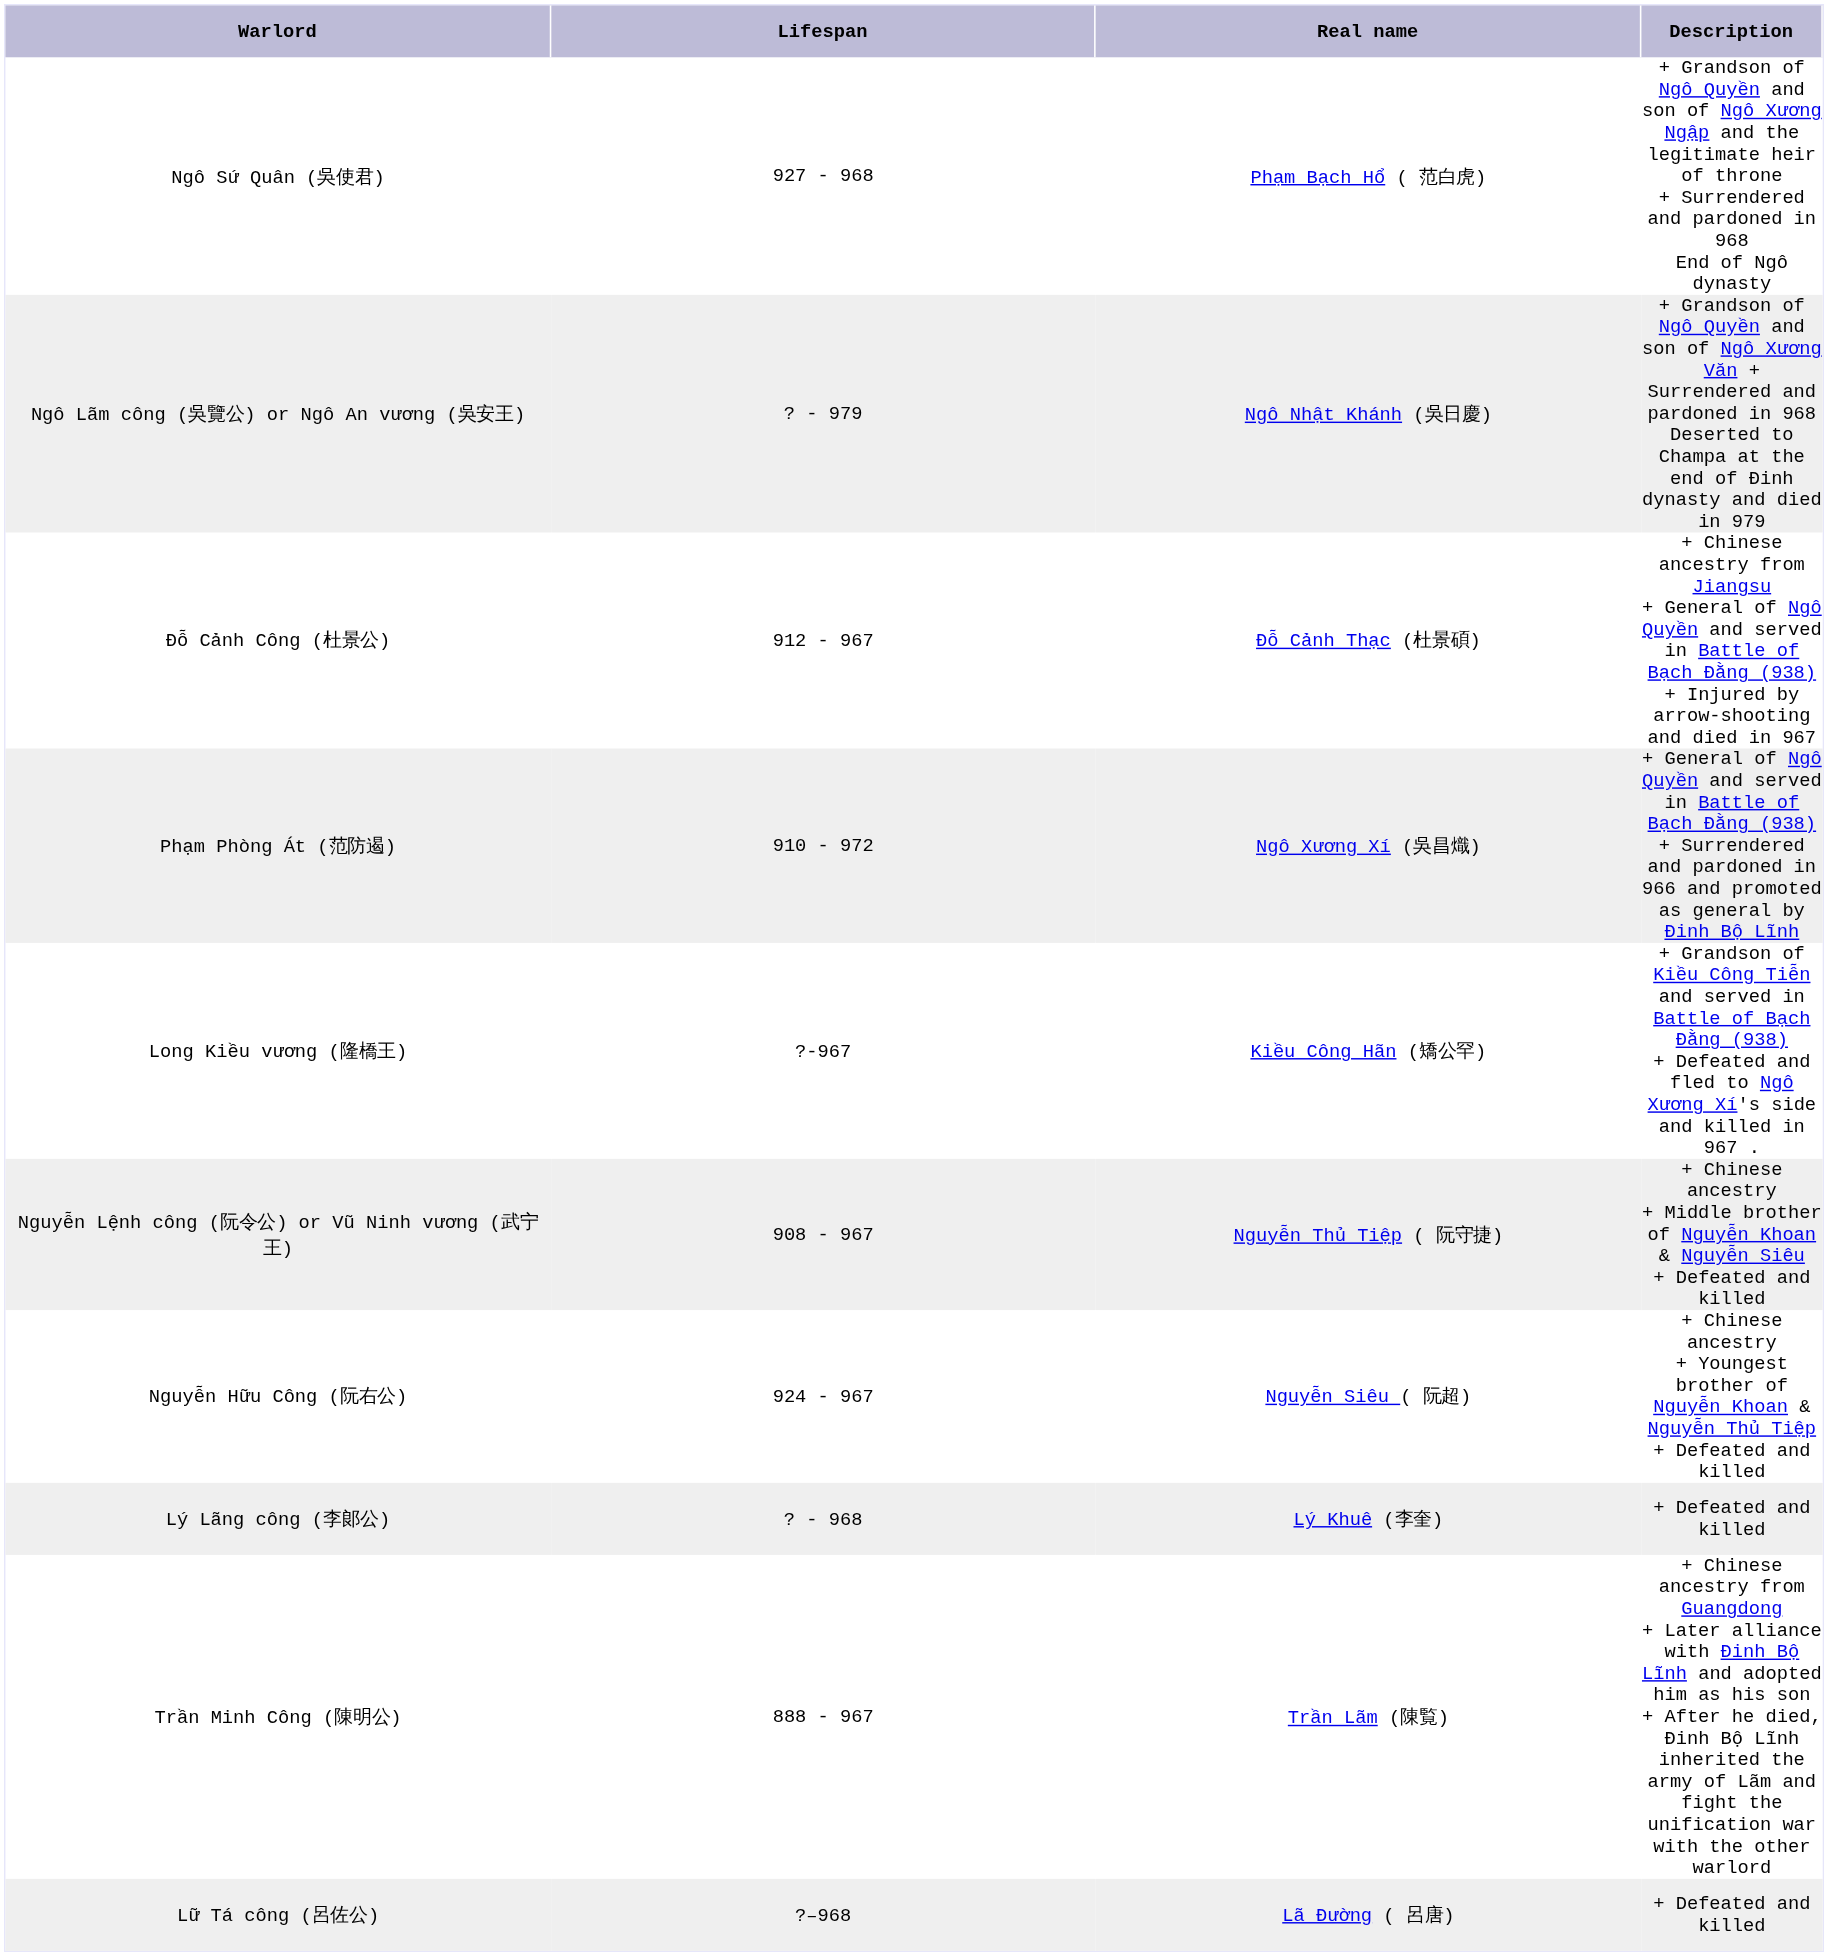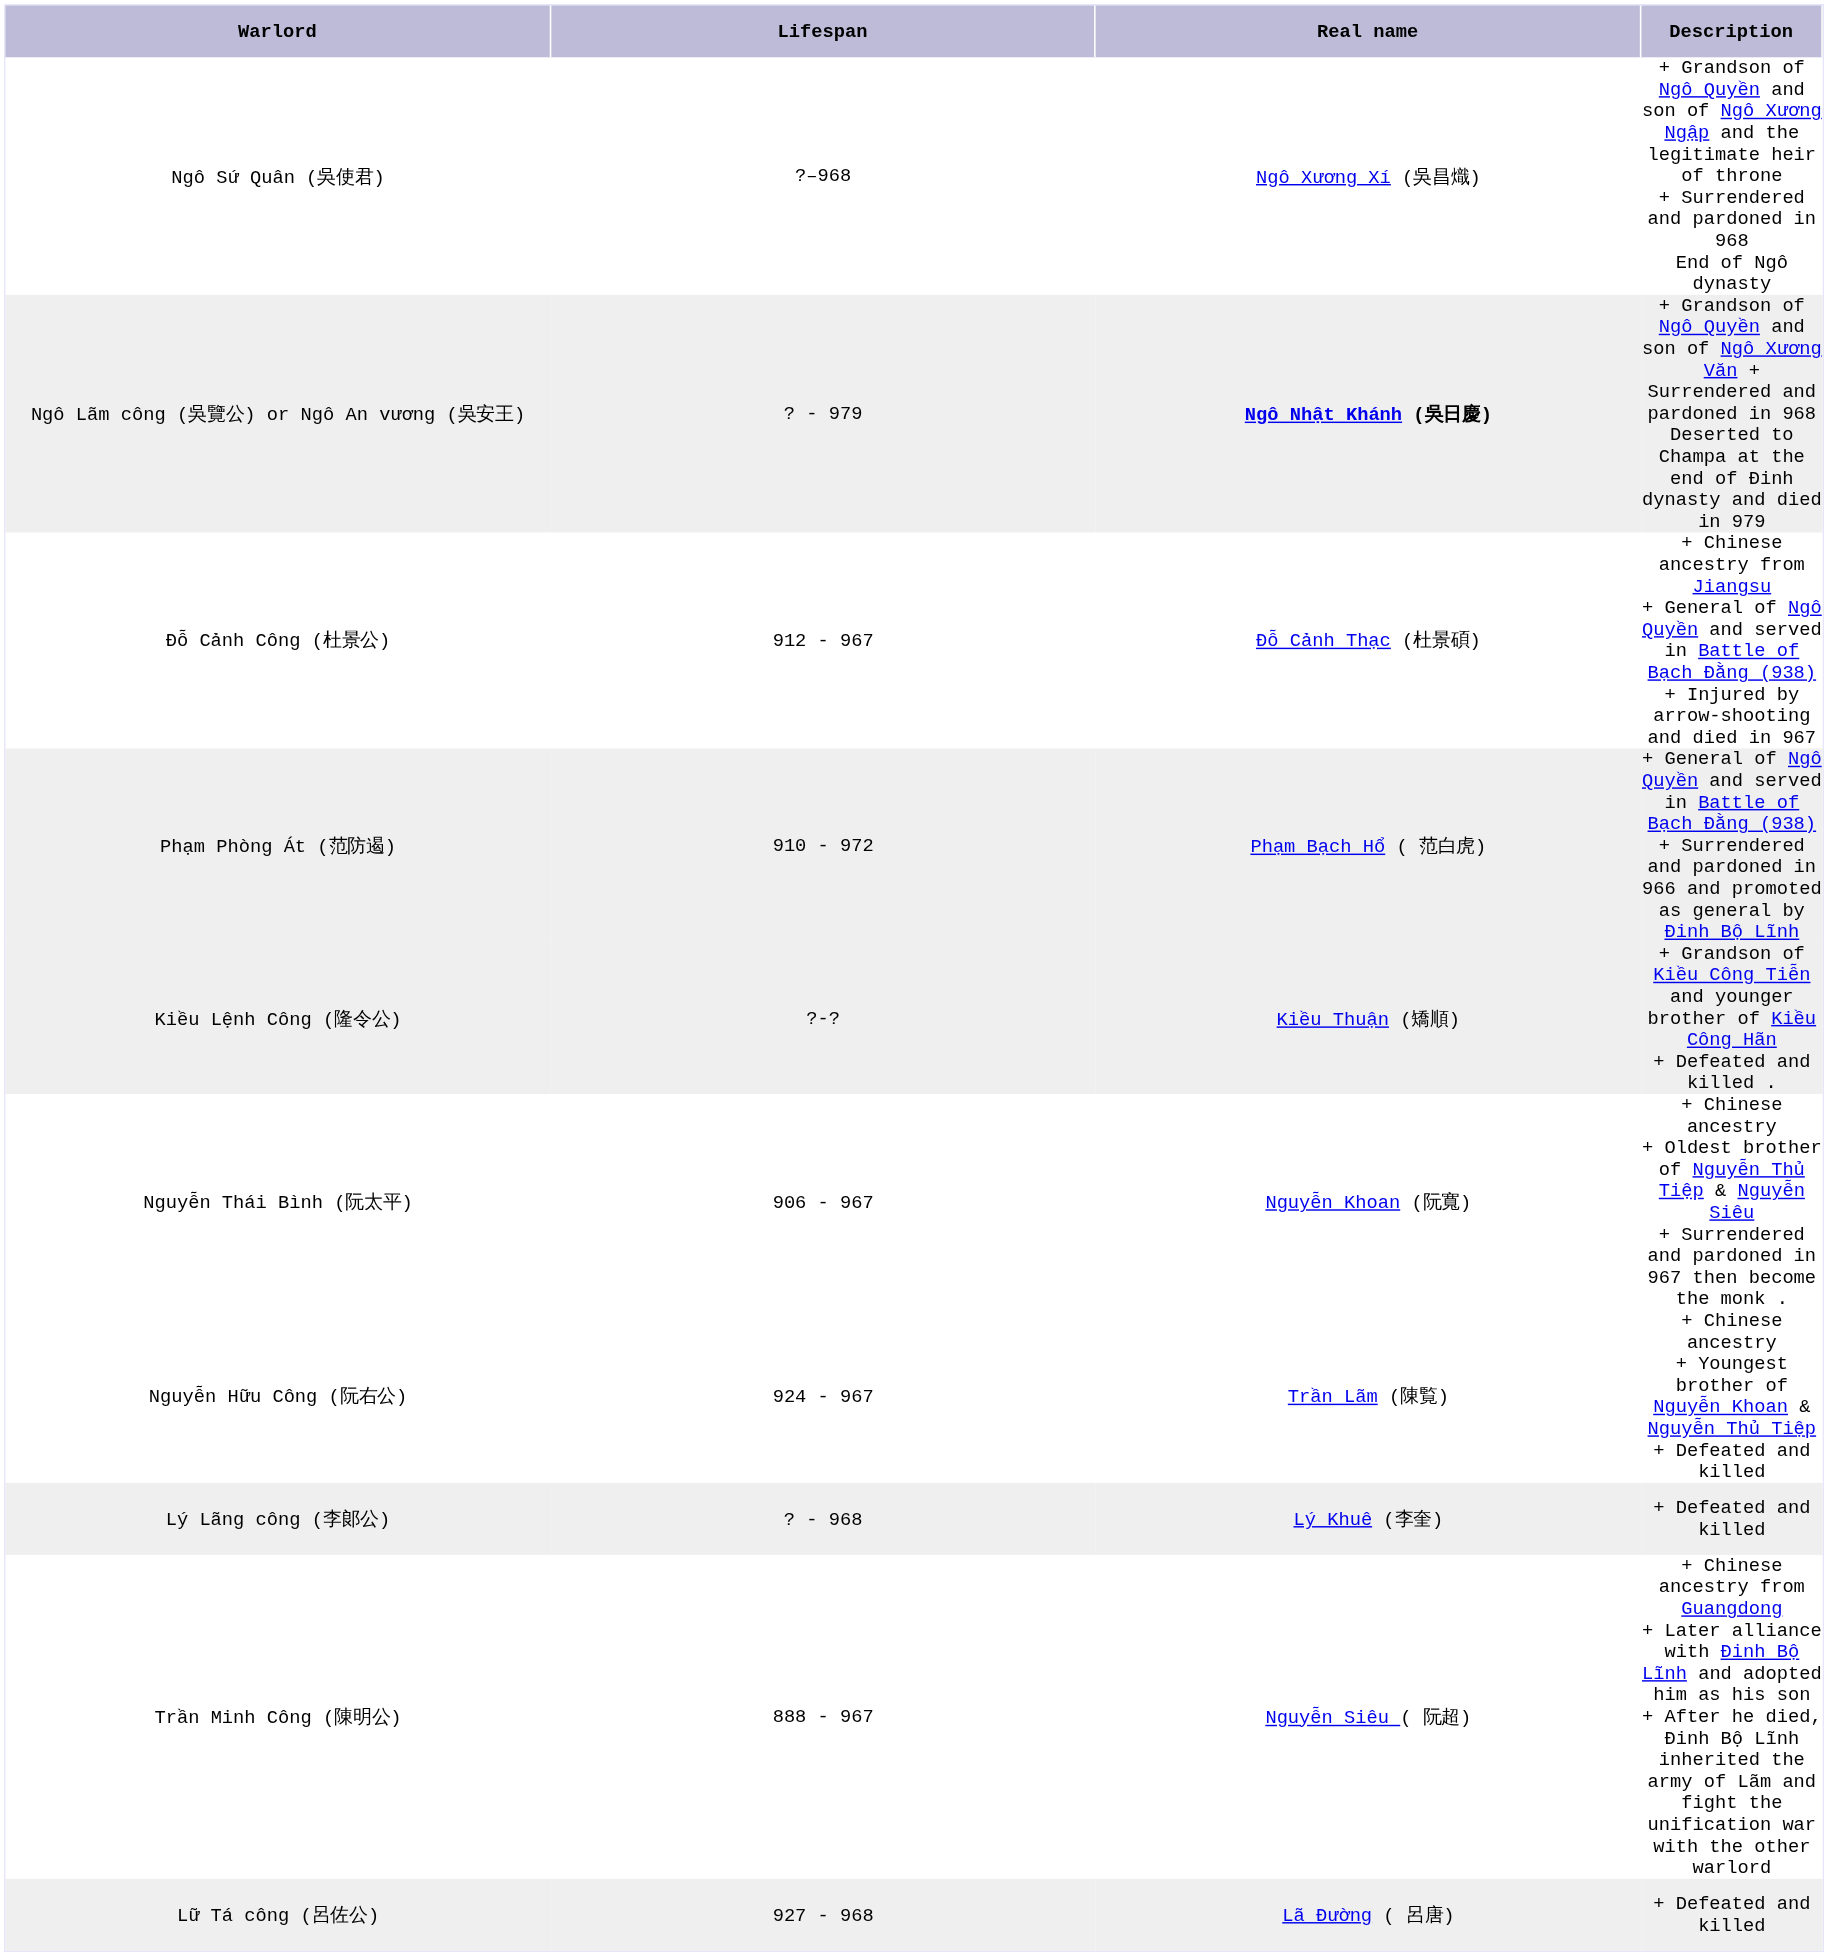(823, 176) 927 - 968 -> (823, 176) ?–968
(1368, 177) Phạm Bạch Hổ ( 范白虎) -> (1368, 177) Ngô Xương Xí (吳昌熾)
(1368, 414) normal -> (1368, 414) bold
(1368, 846) Ngô Xương Xí (吳昌熾) -> (1368, 846) Phạm Bạch Hổ ( 范白虎)
- row: (278, 1052)
+ row: (278, 1019)
+ row: (278, 1203)
- row: (278, 1235)
(1368, 1397) Nguyễn Siêu ( 阮超) -> (1368, 1397) Trần Lãm (陳覧)
(1368, 1718) Trần Lãm (陳覧) -> (1368, 1718) Nguyễn Siêu ( 阮超)
(823, 1915) ?–968 -> (823, 1915) 927 - 968
